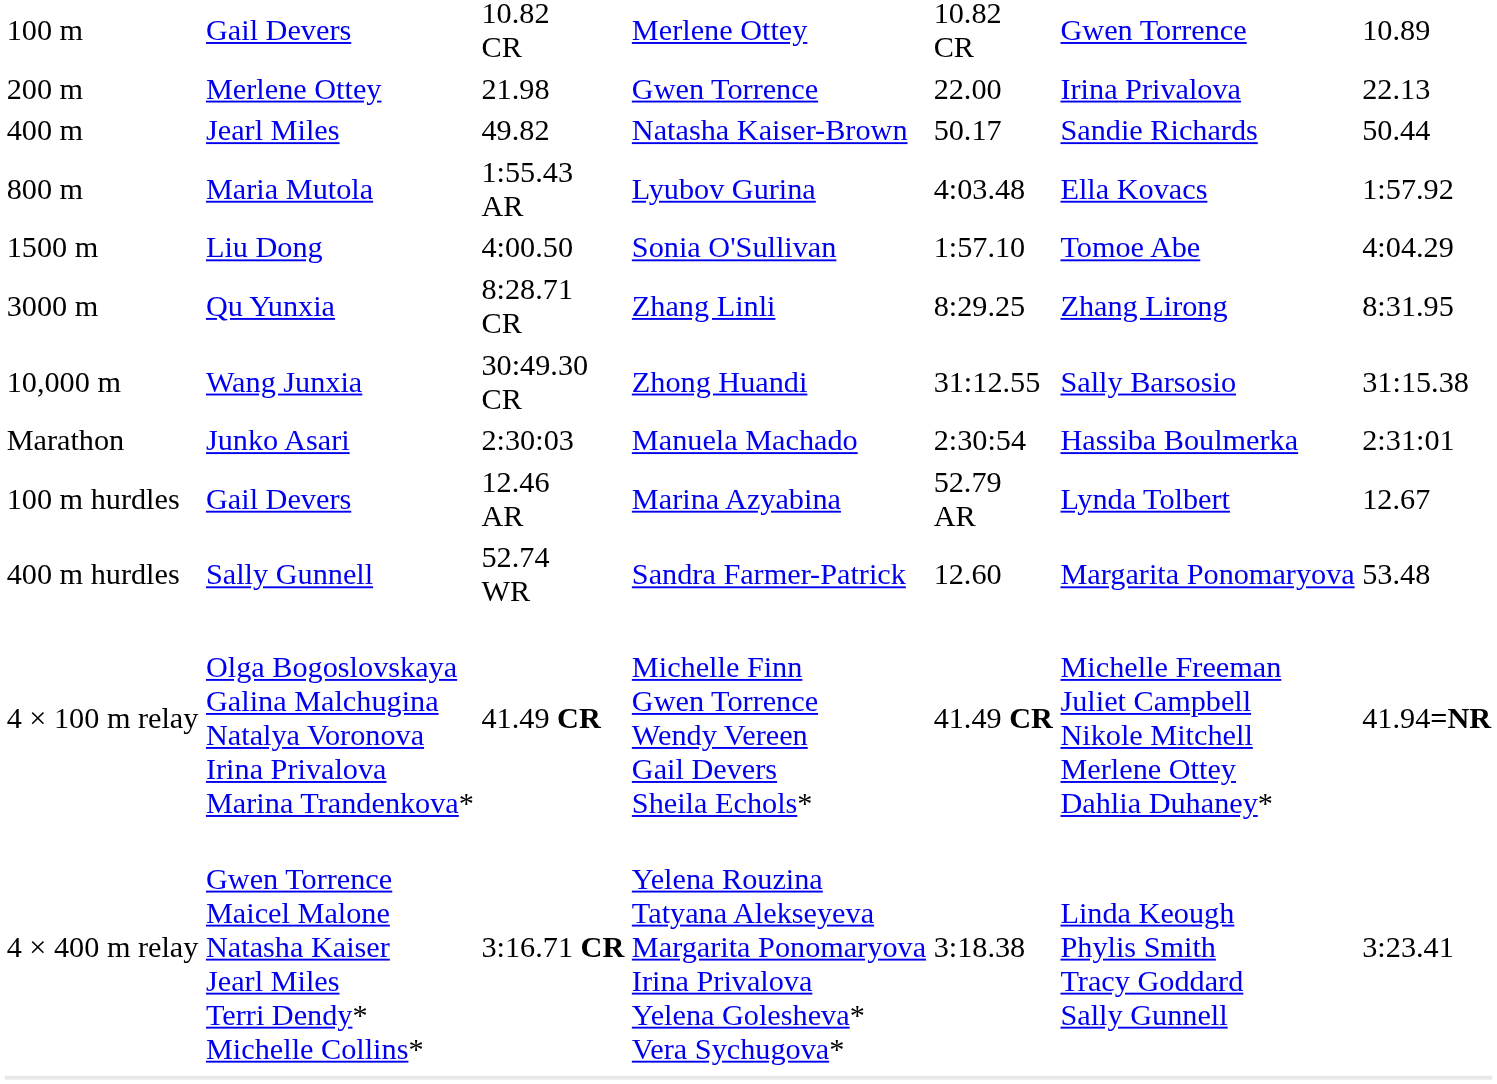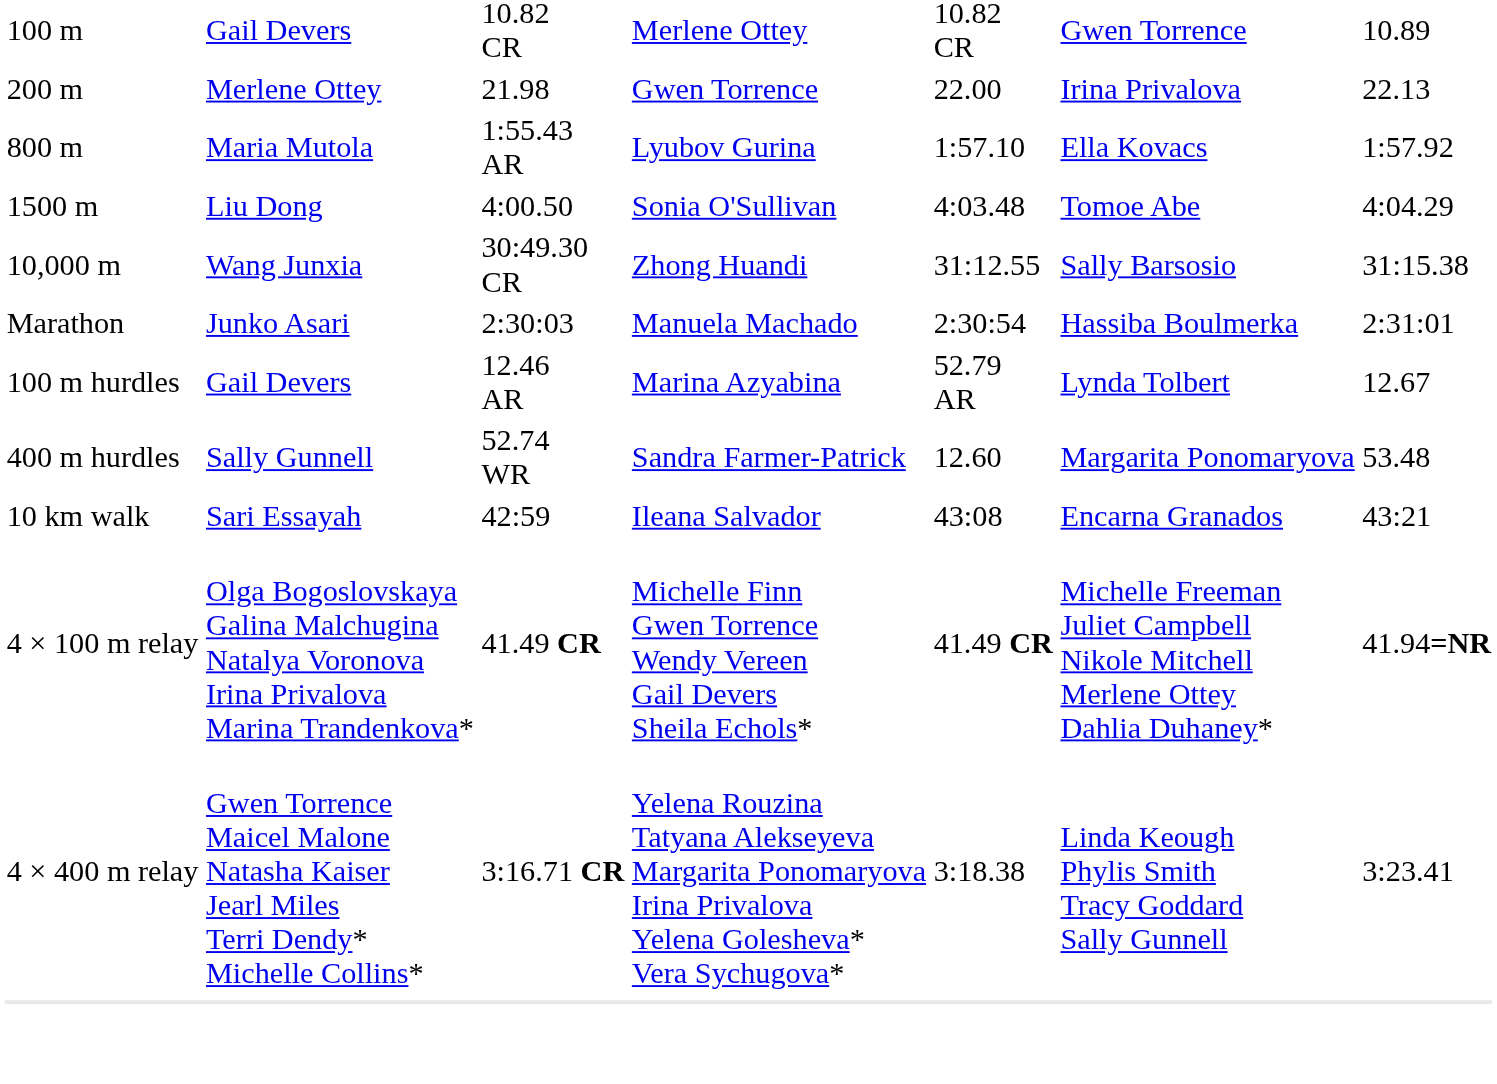- row: (273, 130)
(979, 189) 4:03.48 -> (979, 147) 1:57.10
(979, 247) 1:57.10 -> (979, 206) 4:03.48
- row: (271, 306)
+ row: (284, 515)
